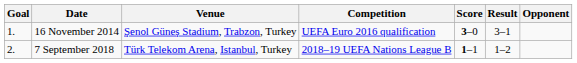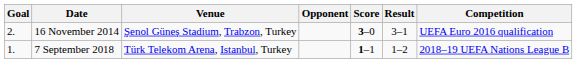columns swapped: (546, 13) <-> (377, 13)
(11, 31) 1. -> (11, 31) 2.
(11, 49) 2. -> (11, 49) 1.
